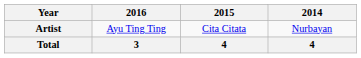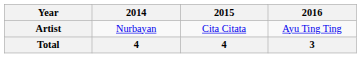columns swapped: (312, 12) <-> (136, 12)
